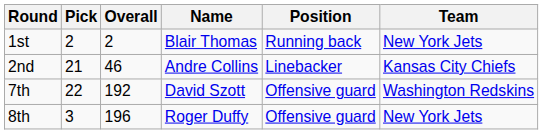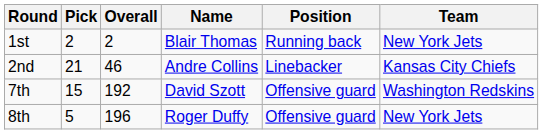(74, 91) 22 -> (74, 91) 15
(69, 116) 3 -> (69, 116) 5
